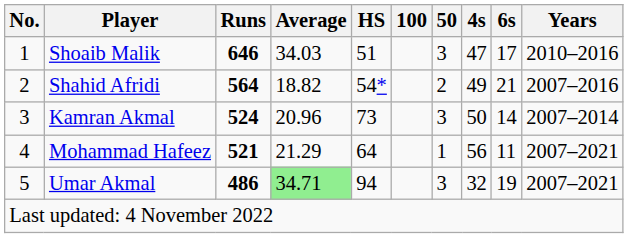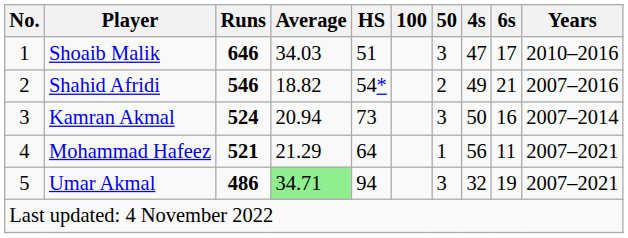(243, 85) 564 -> (243, 85) 546
(298, 118) 20.96 -> (298, 118) 20.94
(507, 118) 14 -> (507, 118) 16
